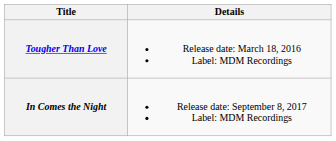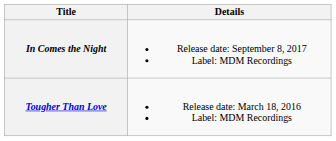rows swapped: (66, 49) <-> (66, 107)
